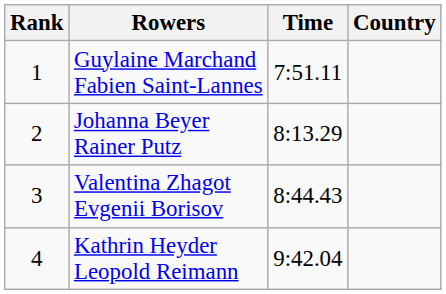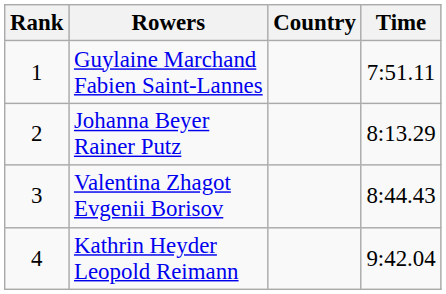columns swapped: (394, 22) <-> (308, 22)
